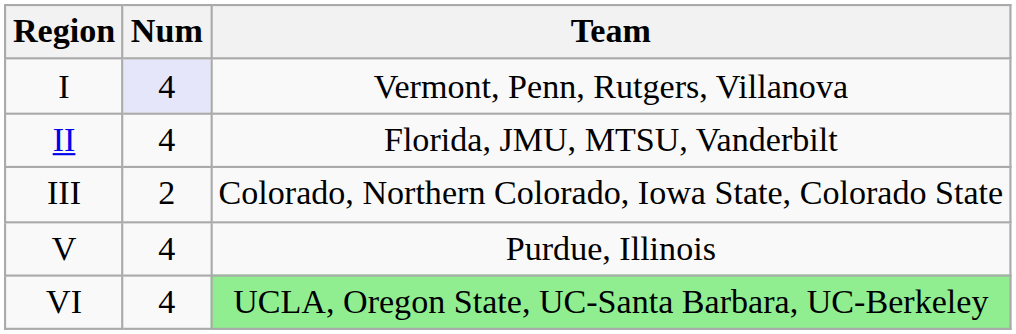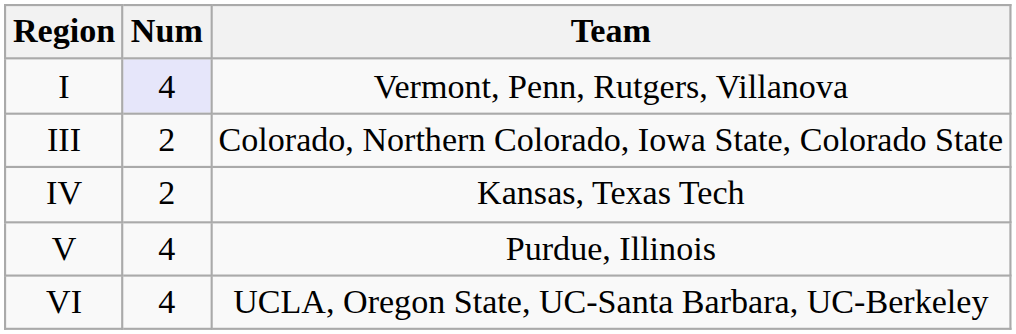- row: (64, 139)
+ row: (64, 193)
(611, 301) lightgreen background -> (611, 301) no background
